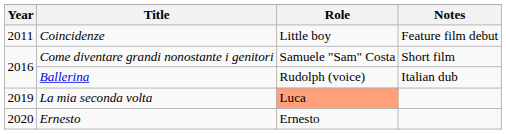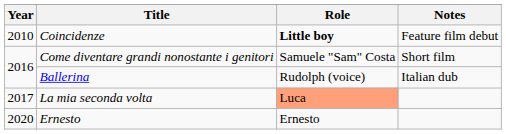(20, 35) 2011 -> (21, 35) 2010
(305, 35) normal -> (307, 35) bold
(21, 98) 2019 -> (21, 98) 2017
